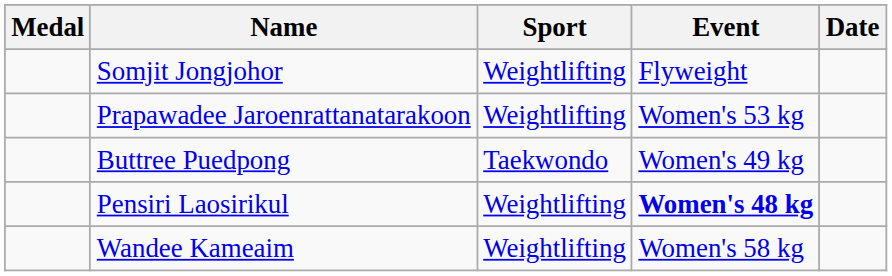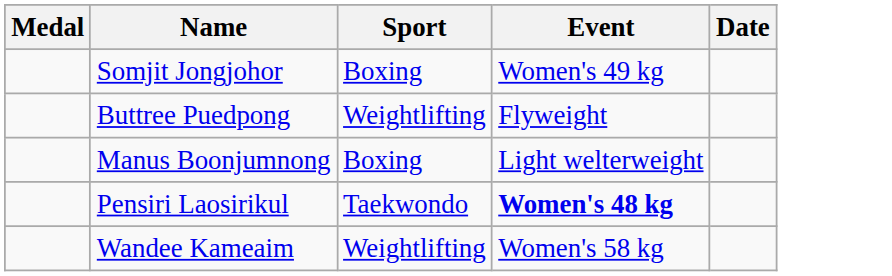(555, 71) Weightlifting -> (383, 71) Boxing
(693, 71) Flyweight -> (581, 71) Women's 49 kg
- row: (284, 115)
(546, 159) Taekwondo -> (414, 115) Weightlifting
(721, 159) Women's 49 kg -> (553, 115) Flyweight
+ row: (214, 159)
(555, 204) Weightlifting -> (406, 204) Taekwondo
